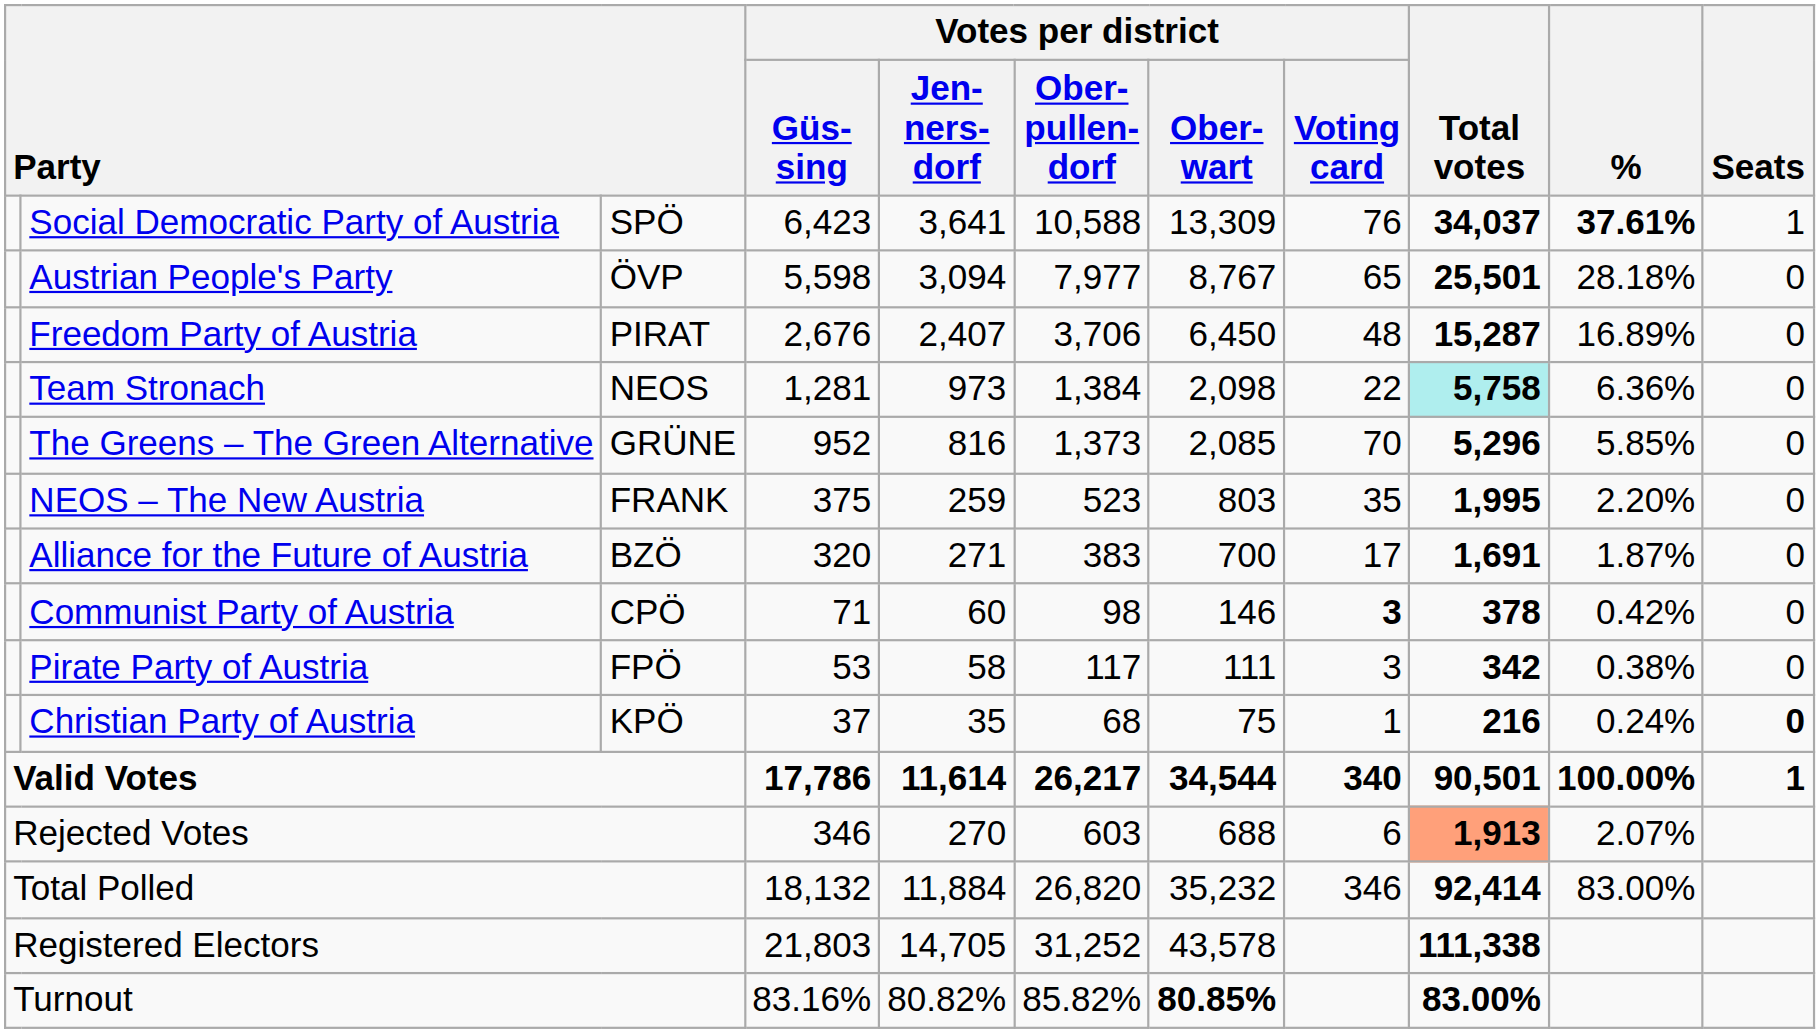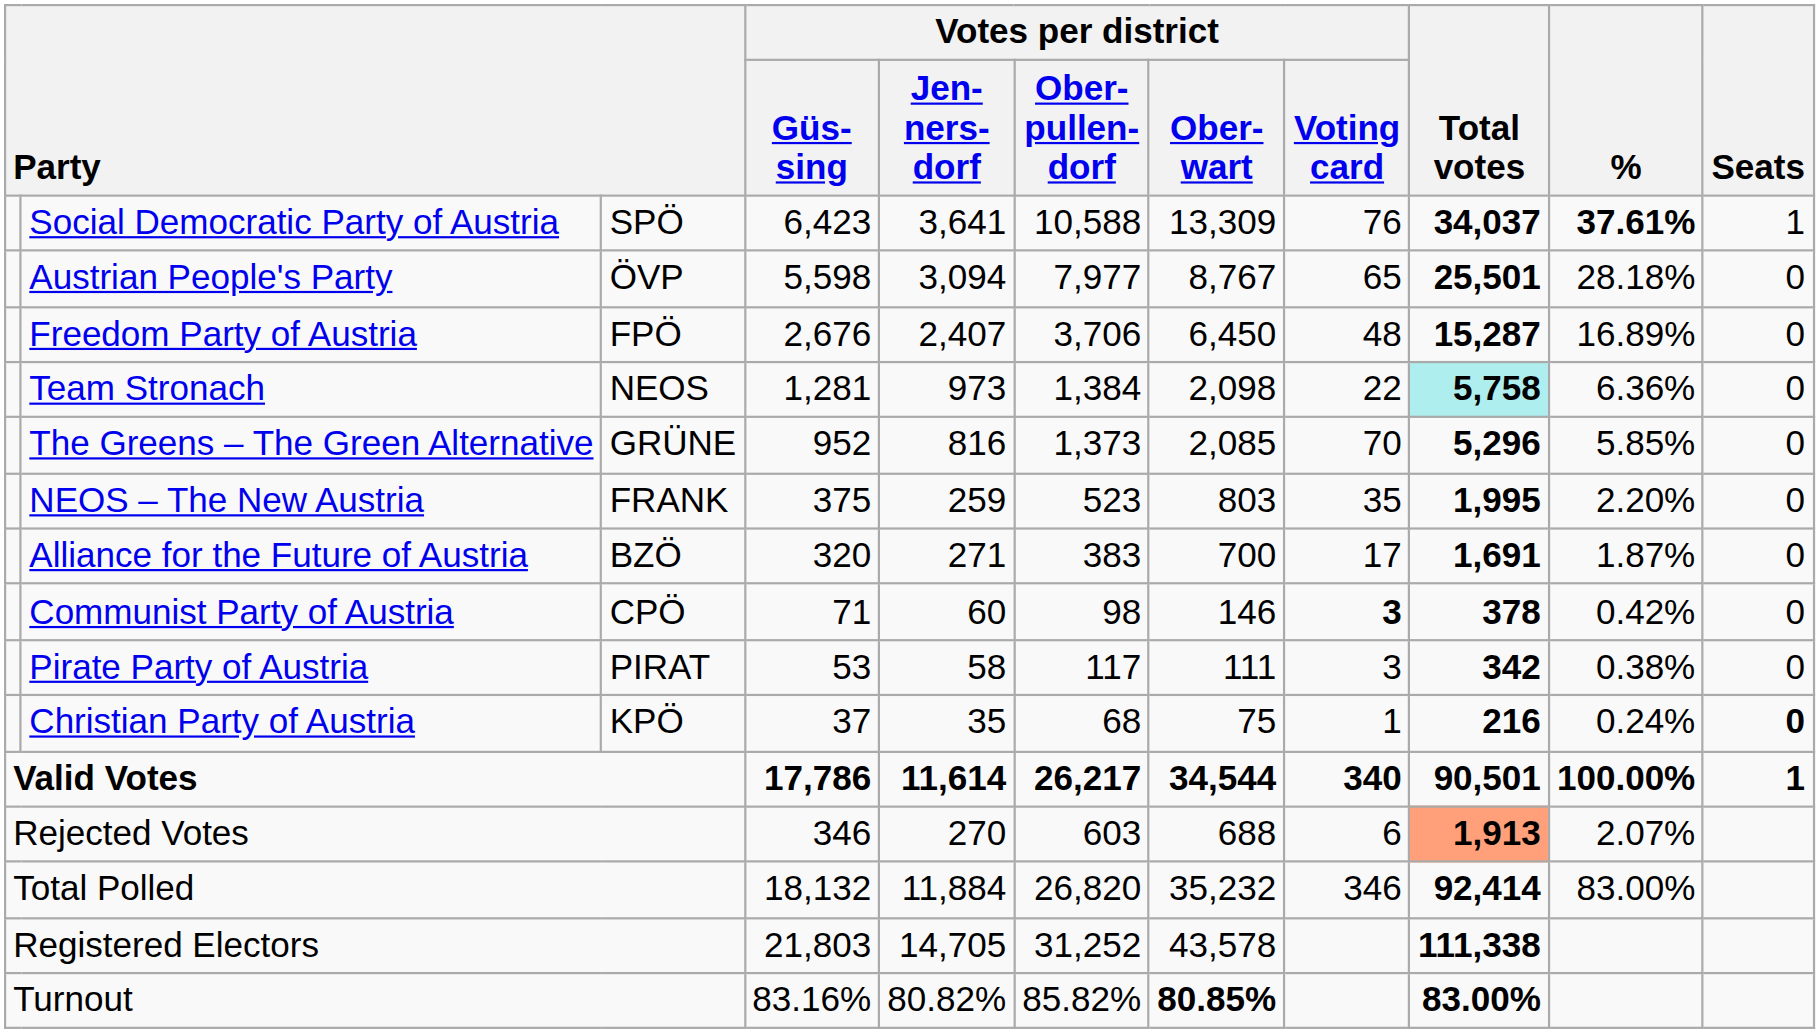(660, 333) PIRAT -> (646, 333) FPÖ
(646, 666) FPÖ -> (660, 666) PIRAT
